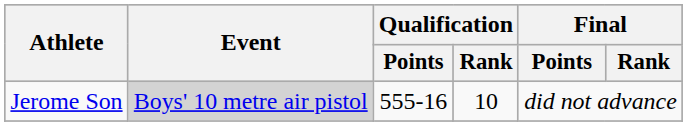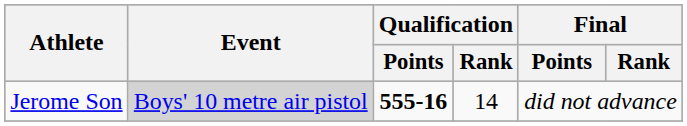(413, 101) normal -> (413, 101) bold
(486, 101) 10 -> (486, 101) 14
